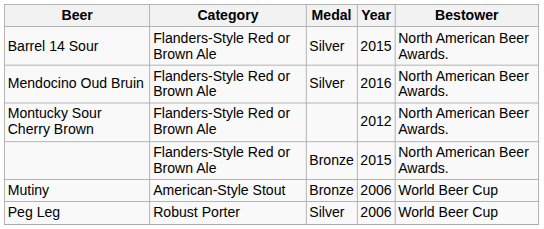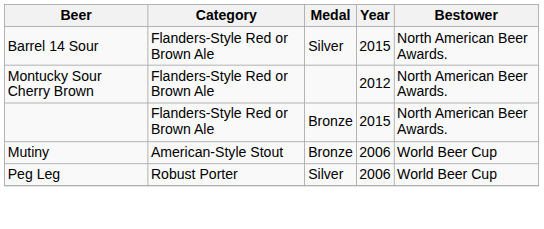- row: (76, 84)
